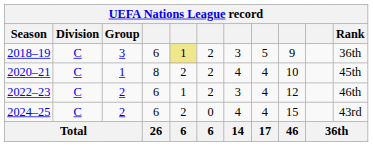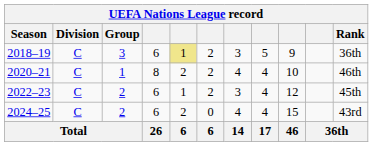(350, 72) 45th -> (350, 72) 46th
(350, 92) 46th -> (350, 92) 45th
